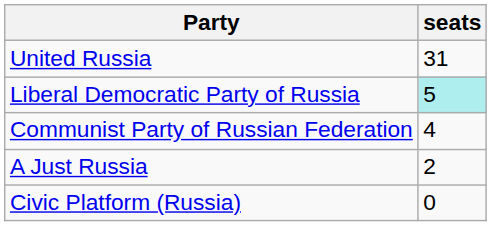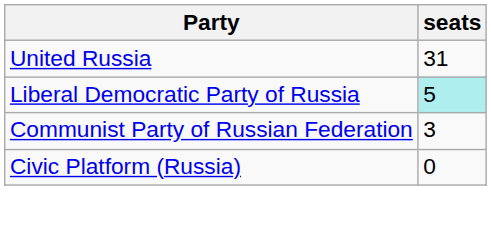(430, 130) 4 -> (430, 130) 3
- row: (79, 166)
